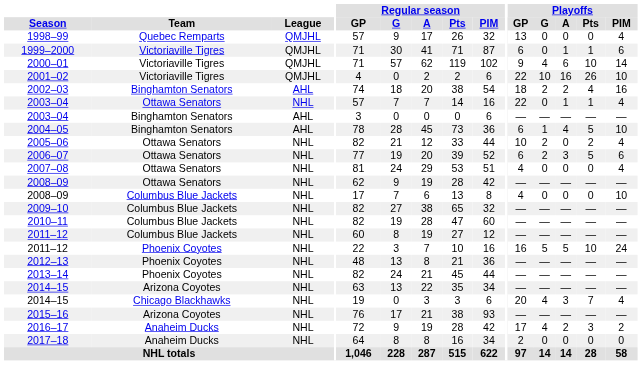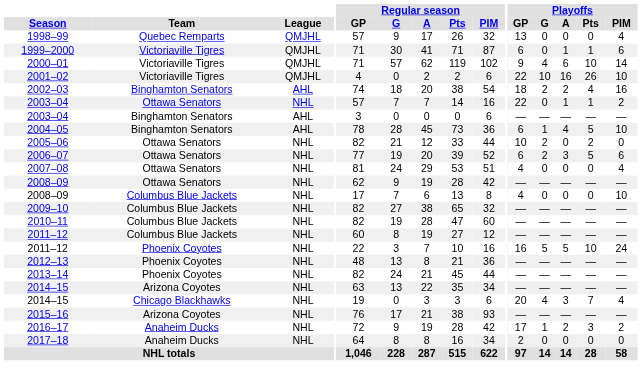(621, 103) 4 -> (621, 103) 2
(621, 142) 4 -> (621, 142) 0
(545, 327) 4 -> (545, 327) 1
